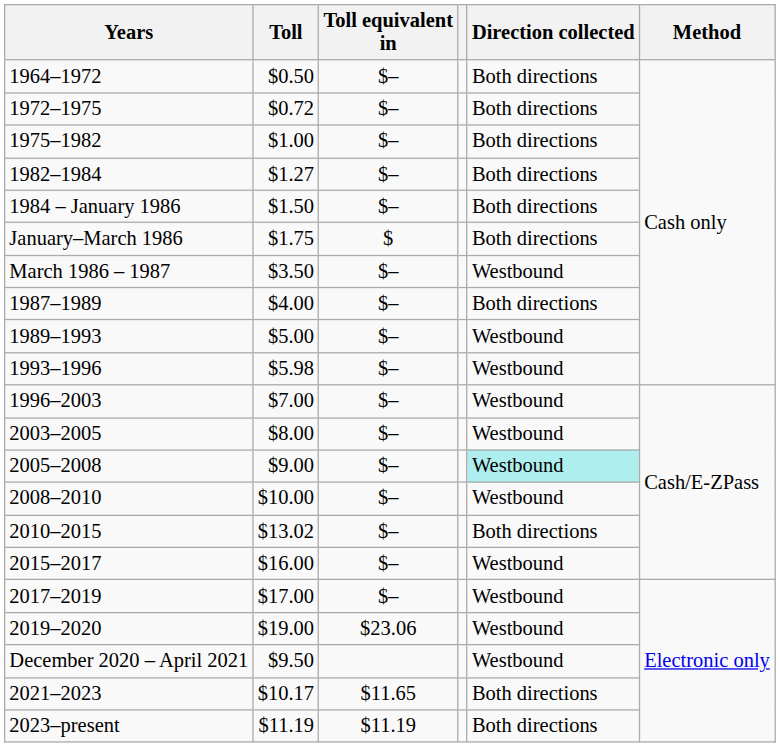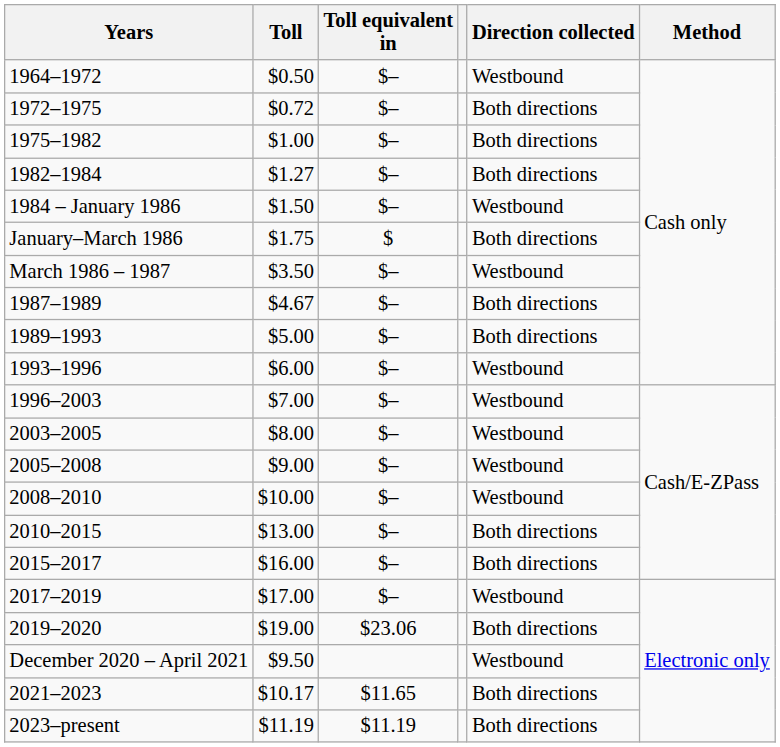(535, 76) Both directions -> (518, 76) Westbound
(535, 206) Both directions -> (518, 206) Westbound
(291, 303) $4.00 -> (291, 303) $4.67
(518, 336) Westbound -> (535, 336) Both directions
(291, 368) $5.98 -> (291, 368) $6.00
(518, 466) paleturquoise background -> (518, 466) no background
(286, 530) $13.02 -> (286, 530) $13.00
(518, 563) Westbound -> (535, 563) Both directions
(518, 628) Westbound -> (535, 628) Both directions
